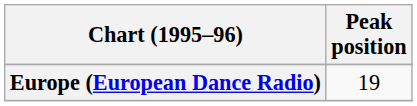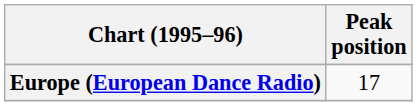(369, 82) 19 -> (369, 82) 17
